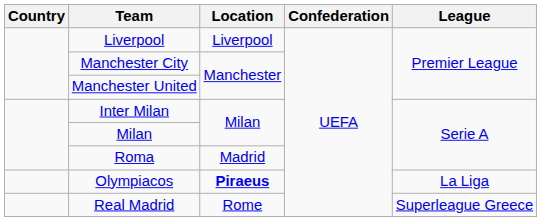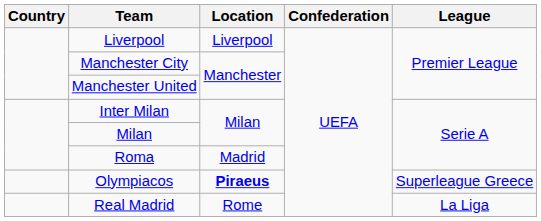(465, 181) La Liga -> (465, 181) Superleague Greece
(465, 205) Superleague Greece -> (465, 205) La Liga
